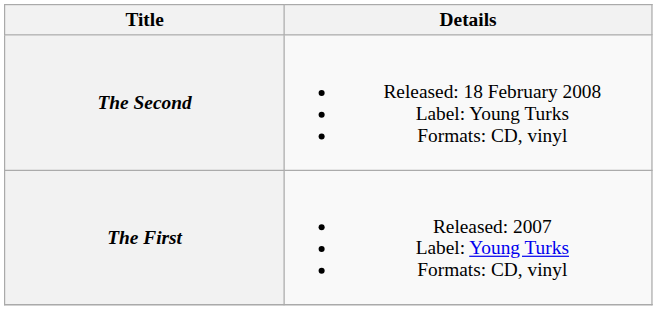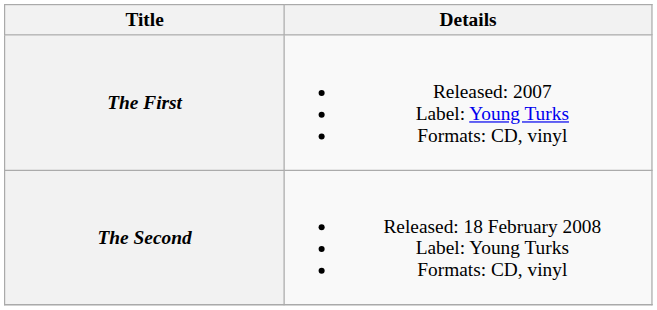rows swapped: (145, 237) <-> (145, 102)
